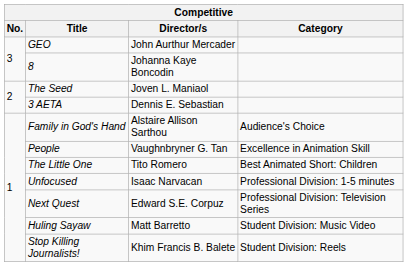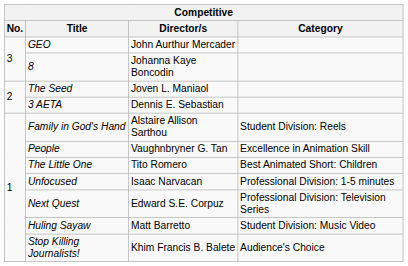(282, 127) Audience's Choice -> (293, 127) Student Division: Reels
(293, 247) Student Division: Reels -> (282, 247) Audience's Choice
